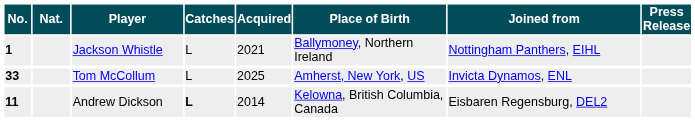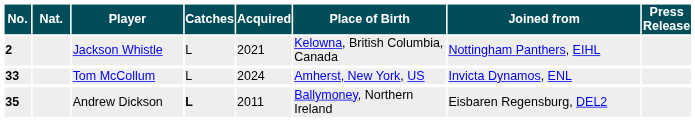(9, 50) 1 -> (9, 50) 2
(354, 50) Ballymoney, Northern Ireland -> (369, 50) Kelowna, British Columbia, Canada
(251, 76) 2025 -> (251, 76) 2024
(12, 102) 11 -> (12, 102) 35
(251, 102) 2014 -> (250, 102) 2011
(369, 102) Kelowna, British Columbia, Canada -> (354, 102) Ballymoney, Northern Ireland
